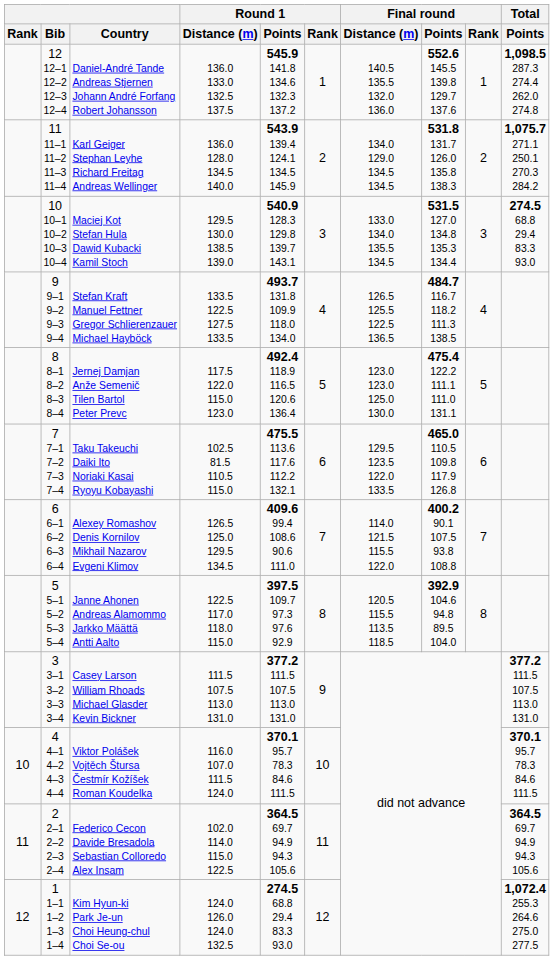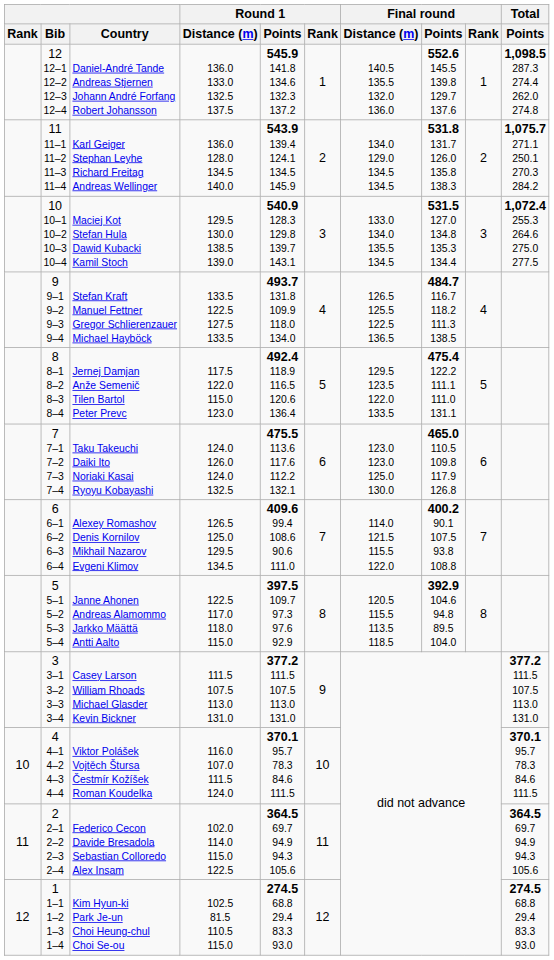(525, 233) 274.5 68.8 29.4 83.3 93.0 -> (525, 233) 1,072.4 255.3 264.6 275.0 277.5
(381, 393) 123.0 123.0 125.0 130.0 -> (381, 393) 129.5 123.5 122.0 133.5
(220, 469) 102.5 81.5 110.5 115.0 -> (220, 469) 124.0 126.0 124.0 132.5
(381, 469) 129.5 123.5 122.0 133.5 -> (381, 469) 123.0 123.0 125.0 130.0
(220, 925) 124.0 126.0 124.0 132.5 -> (220, 925) 102.5 81.5 110.5 115.0
(525, 917) 1,072.4 255.3 264.6 275.0 277.5 -> (525, 917) 274.5 68.8 29.4 83.3 93.0
